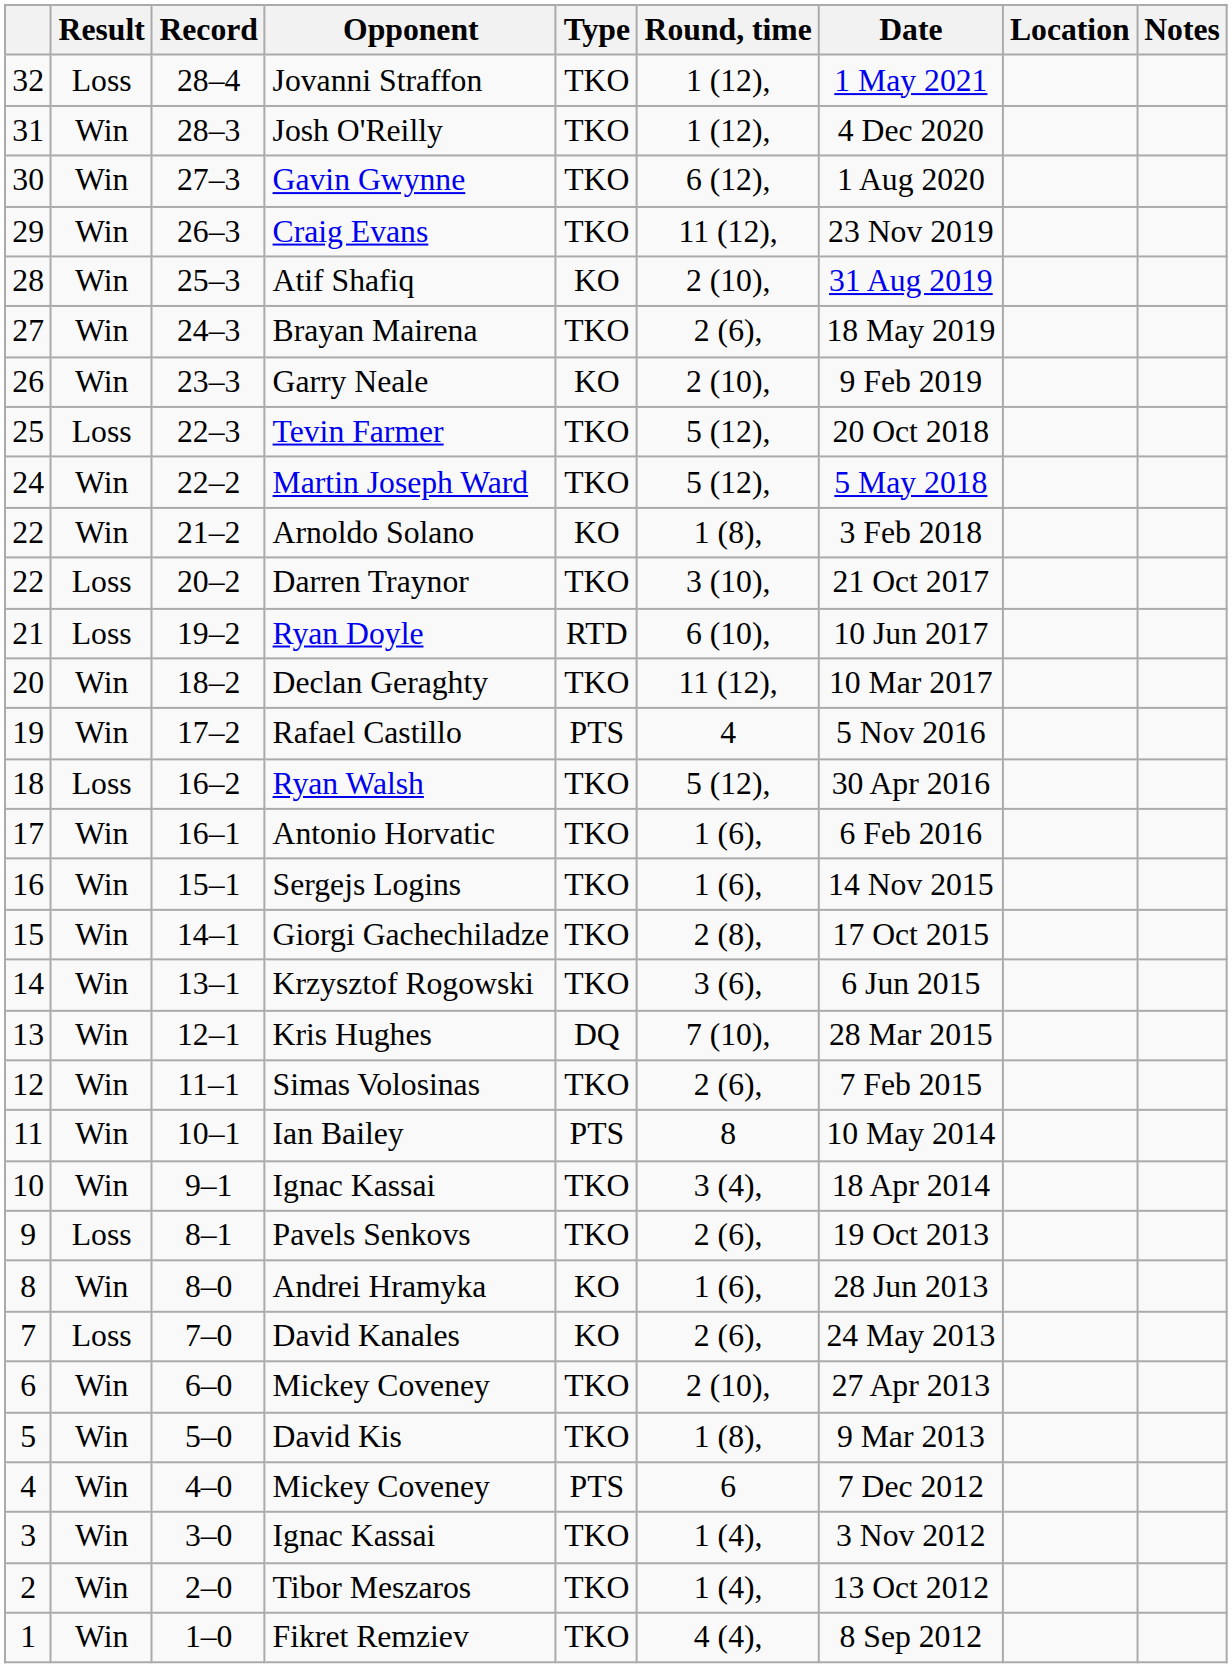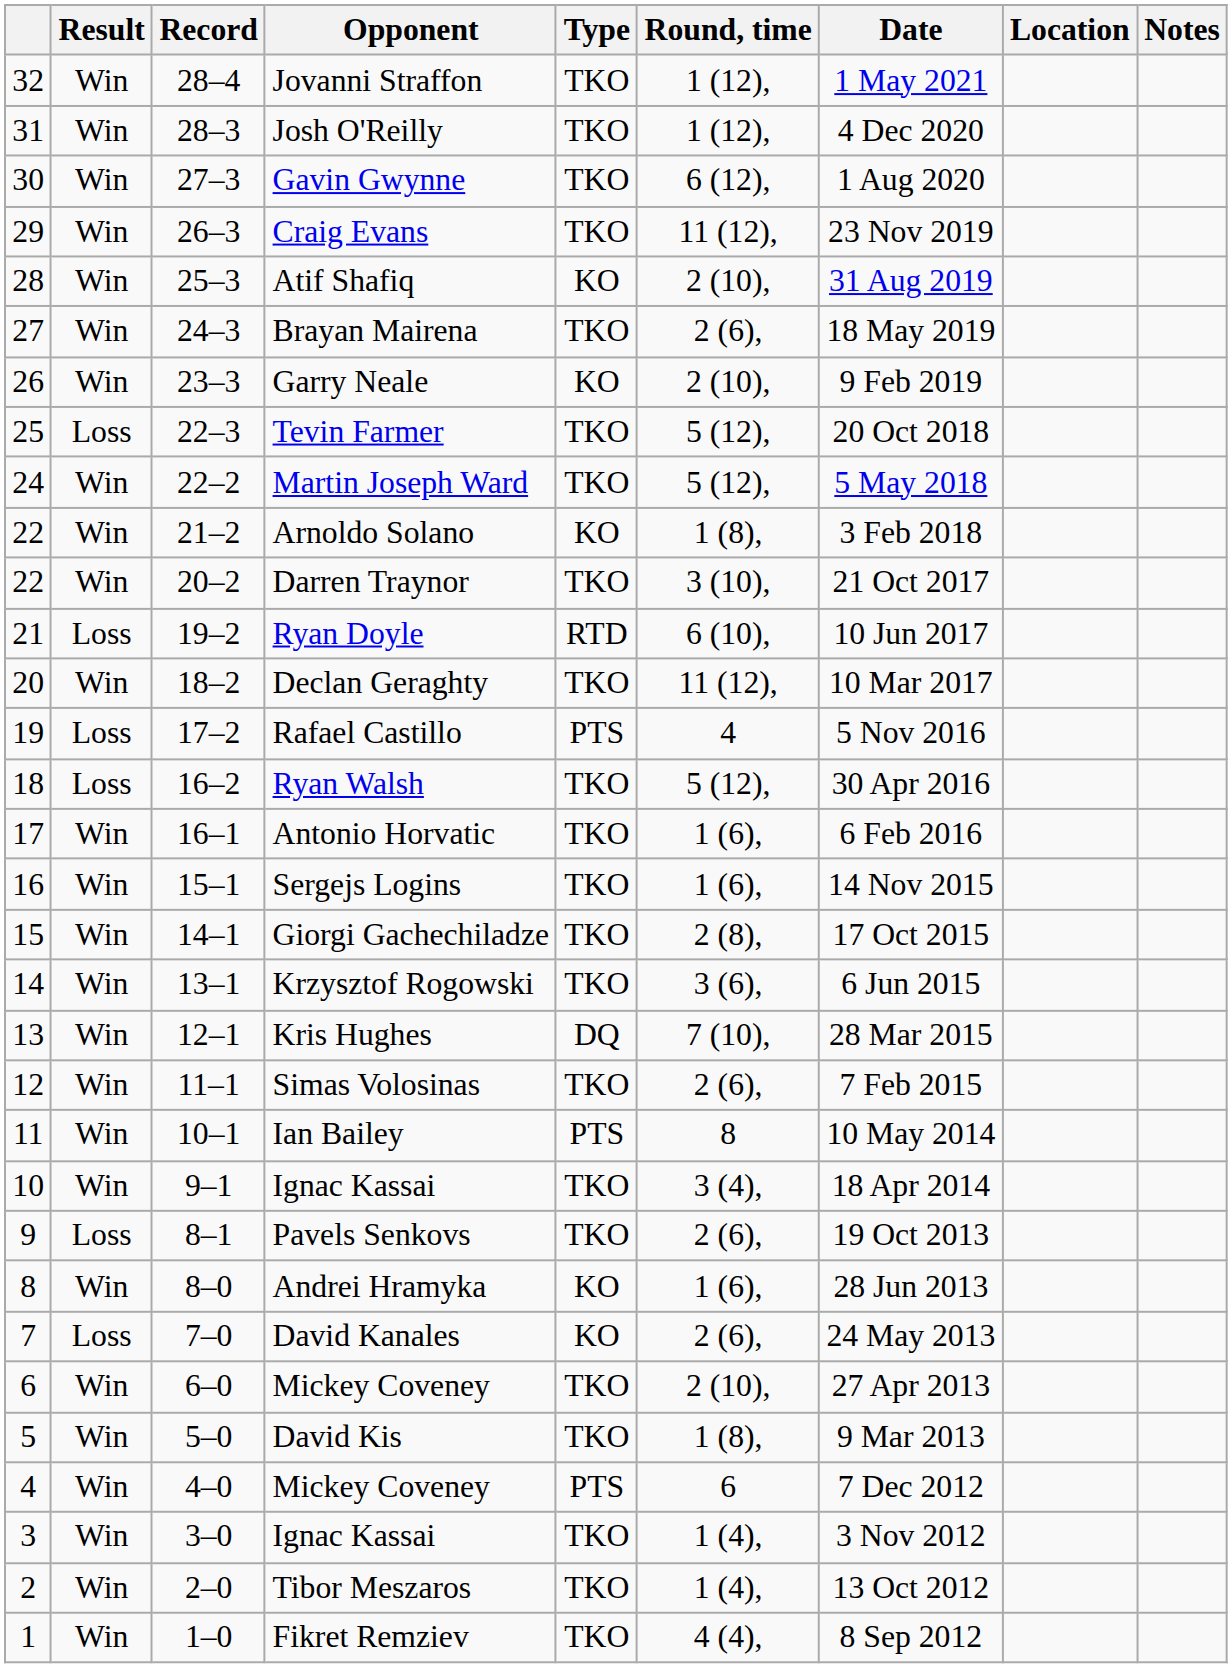(102, 79) Loss -> (102, 79) Win
(102, 582) Loss -> (102, 582) Win
(102, 733) Win -> (102, 733) Loss
